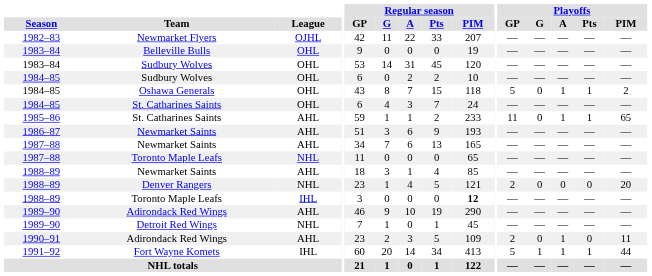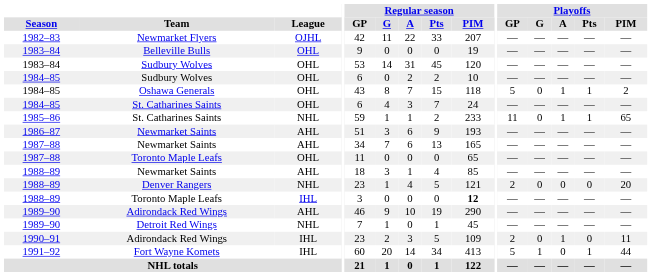(308, 118) AHL -> (308, 118) NHL
(308, 158) NHL -> (308, 158) OHL
(308, 238) AHL -> (308, 238) IHL
(563, 252) 1 -> (563, 252) 0
